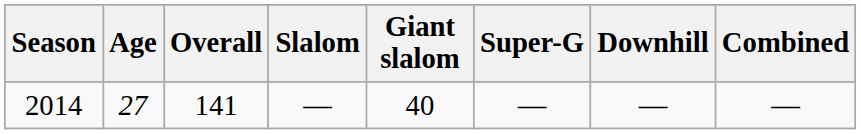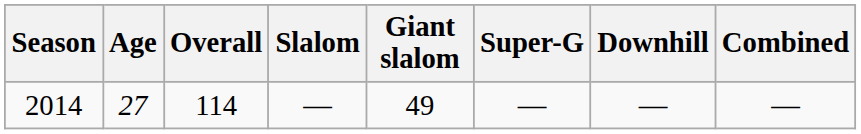(216, 104) 141 -> (216, 104) 114
(420, 104) 40 -> (420, 104) 49
